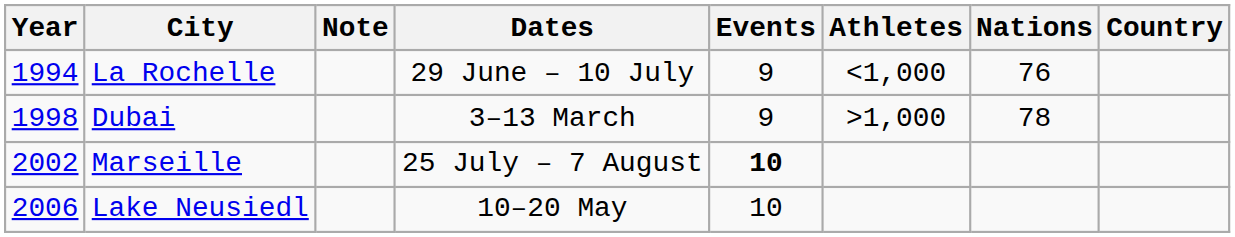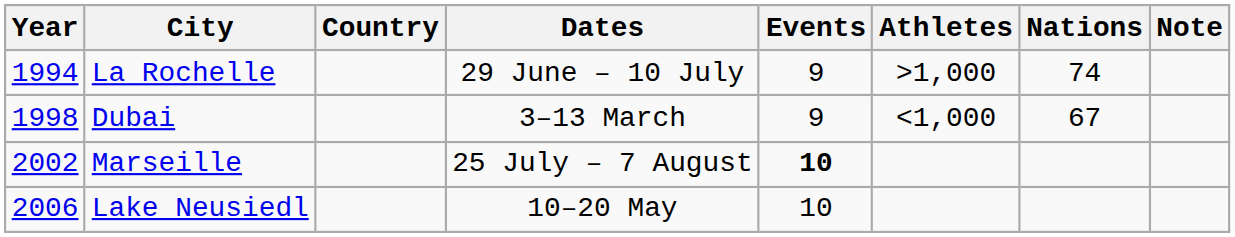columns swapped: (1165, 28) <-> (355, 28)
(896, 73) <1,000 -> (946, 73) >1,000
(1035, 73) 76 -> (1085, 73) 74
(896, 118) >1,000 -> (946, 118) <1,000
(1035, 118) 78 -> (1085, 118) 67
